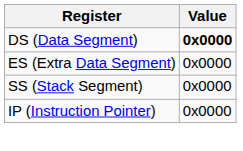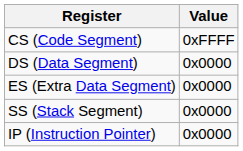+ row: (75, 39)
(207, 39) bold -> (207, 63) normal
